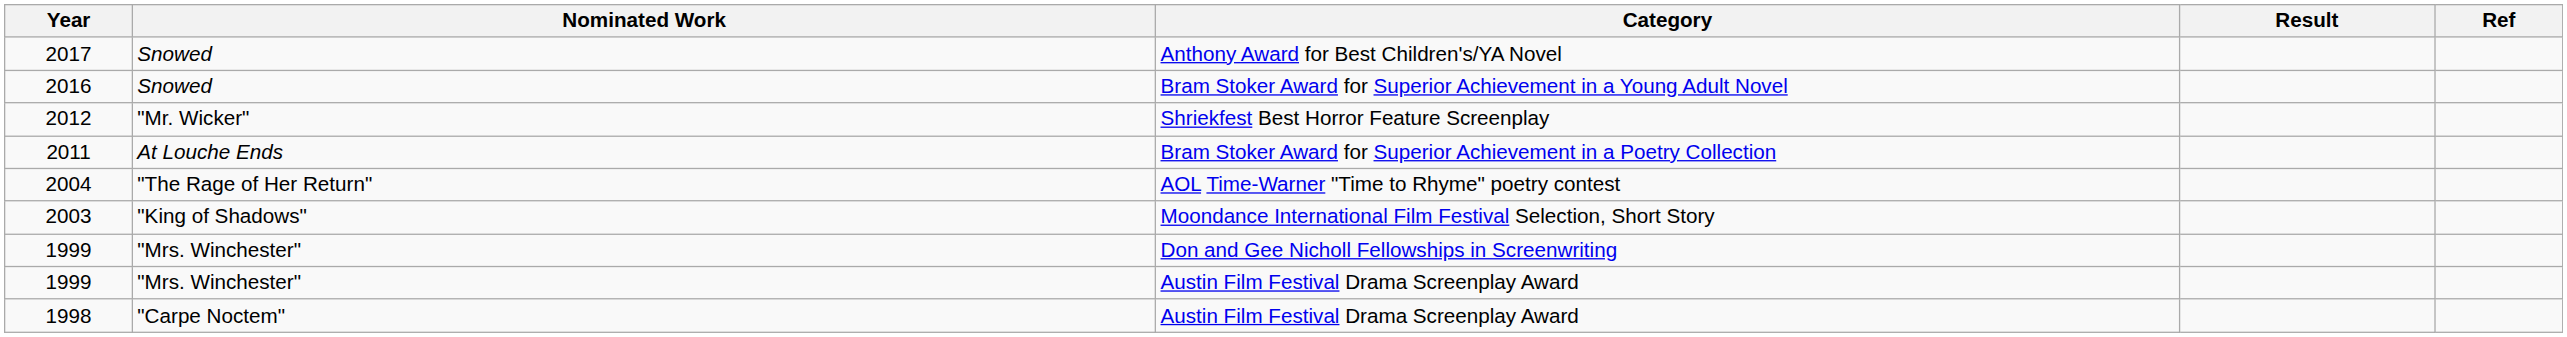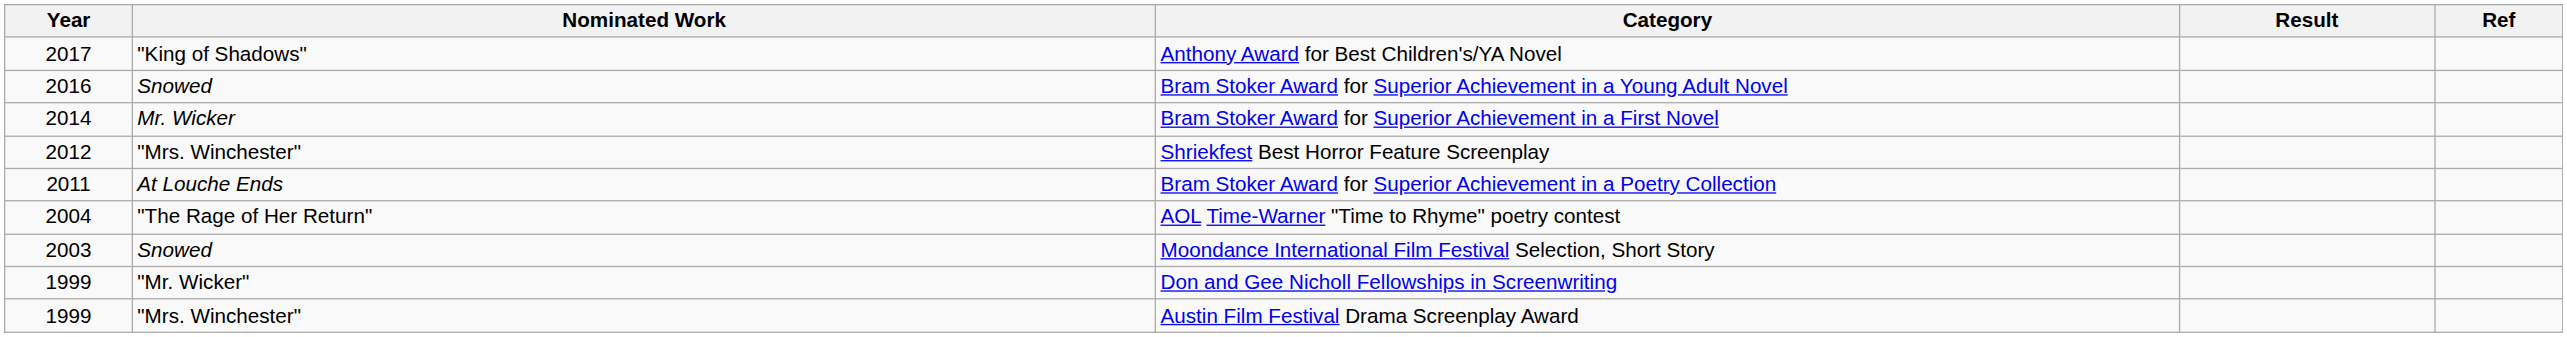(175, 53) Snowed -> (222, 53) "King of Shadows"
+ row: (69, 119)
(193, 119) "Mr. Wicker" -> (219, 151) "Mrs. Winchester"
(222, 217) "King of Shadows" -> (175, 250) Snowed
(219, 250) "Mrs. Winchester" -> (193, 282) "Mr. Wicker"
- row: (69, 315)
